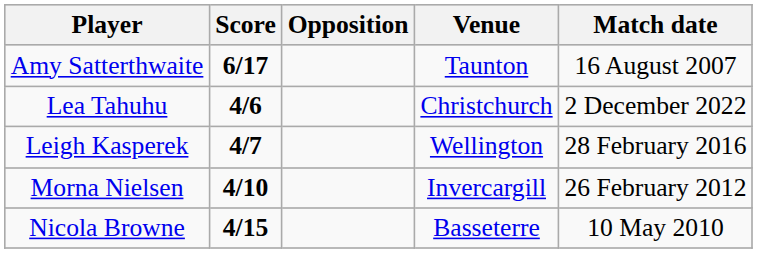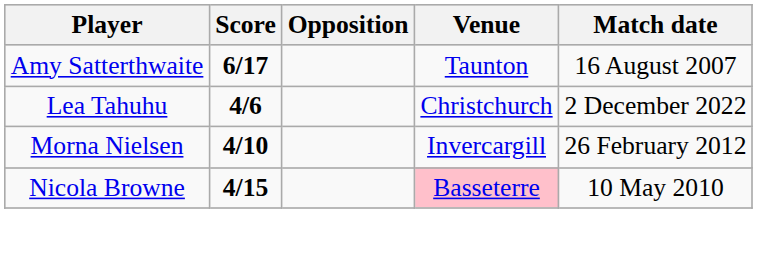- row: (107, 146)
(487, 227) no background -> (487, 187) pink background
